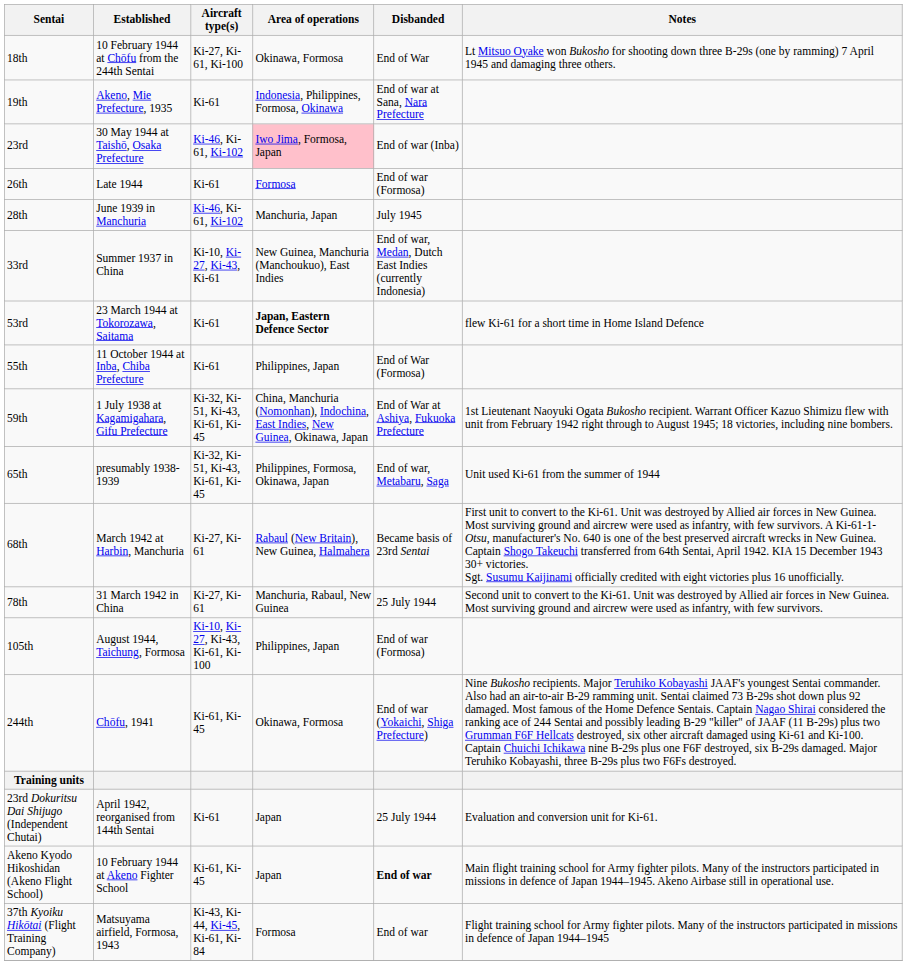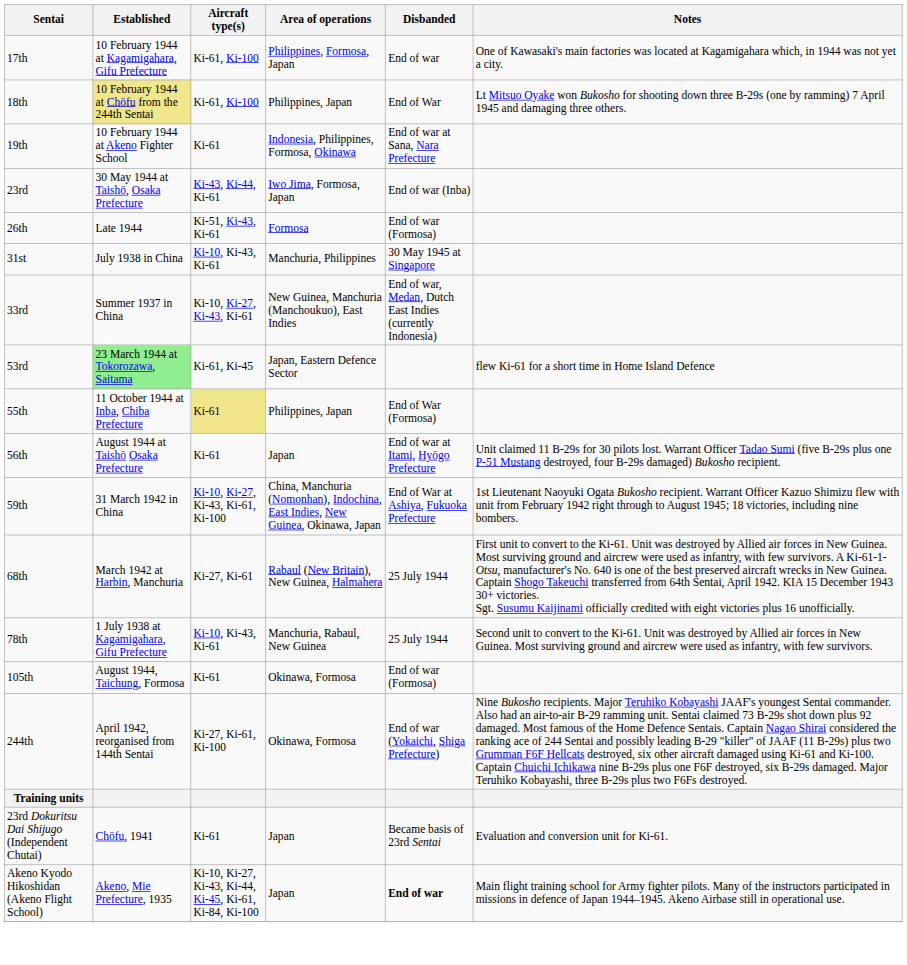+ row: (17, 57)
(137, 57) no background -> (137, 102) khaki background
(218, 57) Ki-27, Ki-61, Ki-100 -> (226, 102) Ki-61, Ki-100
(299, 57) Okinawa, Formosa -> (310, 102) Philippines, Japan
(134, 102) Akeno, Mie Prefecture, 1935 -> (136, 146) 10 February 1944 at Akeno Fighter School
(218, 146) Ki-46, Ki-61, Ki-102 -> (225, 190) Ki-43, Ki-44, Ki-61
(301, 146) pink background -> (314, 190) no background
(207, 183) Ki-61 -> (225, 228) Ki-51, Ki-43, Ki-61
- row: (17, 215)
+ row: (17, 259)
(137, 322) no background -> (136, 367) lightgreen background
(207, 322) Ki-61 -> (223, 367) Ki-61, Ki-45
(293, 322) bold -> (322, 367) normal
(207, 367) no background -> (207, 411) khaki background
+ row: (17, 455)
(132, 417) 1 July 1938 at Kagamigahara, Gifu Prefecture -> (137, 506) 31 March 1942 in China
(217, 417) Ki-32, Ki-51, Ki-43, Ki-61, Ki-45 -> (225, 506) Ki-10, Ki-27, Ki-43, Ki-61, Ki-100
- row: (17, 474)
(414, 545) Became basis of 23rd Sentai -> (418, 576) 25 July 1944
(137, 602) 31 March 1942 in China -> (131, 639) 1 July 1938 at Kagamigahara, Gifu Prefecture
(217, 602) Ki-27, Ki-61 -> (225, 639) Ki-10, Ki-43, Ki-61
(217, 646) Ki-10, Ki-27, Ki-43, Ki-61, Ki-100 -> (207, 677) Ki-61
(297, 646) Philippines, Japan -> (312, 677) Okinawa, Formosa
(125, 723) Chōfu, 1941 -> (135, 741) April 1942, reorganised from 144th Sentai
(217, 723) Ki-61, Ki-45 -> (225, 741) Ki-27, Ki-61, Ki-100
(136, 817) April 1942, reorganised from 144th Sentai -> (124, 836) Chōfu, 1941
(406, 817) 25 July 1944 -> (426, 836) Became basis of 23rd Sentai
(137, 875) 10 February 1944 at Akeno Fighter School -> (134, 893) Akeno, Mie Prefecture, 1935
(217, 875) Ki-61, Ki-45 -> (226, 893) Ki-10, Ki-27, Ki-43, Ki-44, Ki-45, Ki-61, Ki-84, Ki-100
- row: (41, 932)
